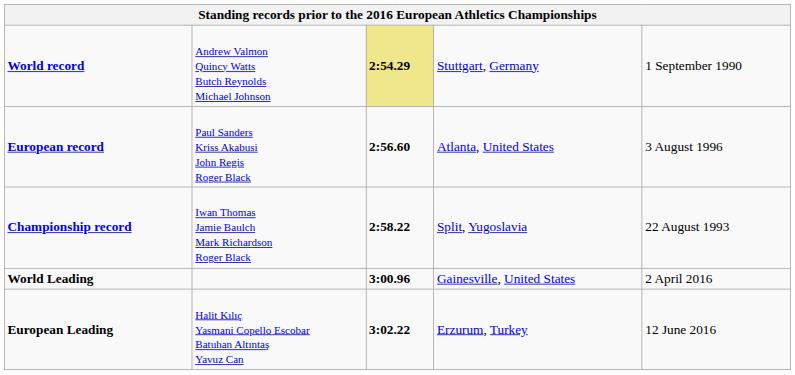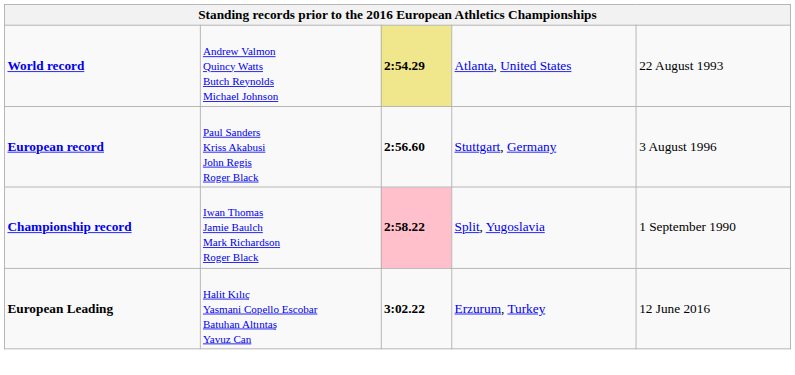(488, 65) Stuttgart, Germany -> (513, 65) Atlanta, United States
(694, 65) 1 September 1990 -> (681, 65) 22 August 1993
(495, 146) Atlanta, United States -> (505, 146) Stuttgart, Germany
(390, 227) no background -> (404, 227) pink background
(687, 227) 22 August 1993 -> (688, 227) 1 September 1990
- row: (50, 278)
